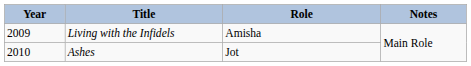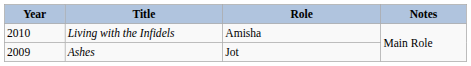(19, 33) 2009 -> (19, 33) 2010
(19, 52) 2010 -> (19, 52) 2009
